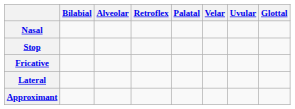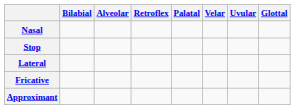rows swapped: (32, 63) <-> (32, 79)
